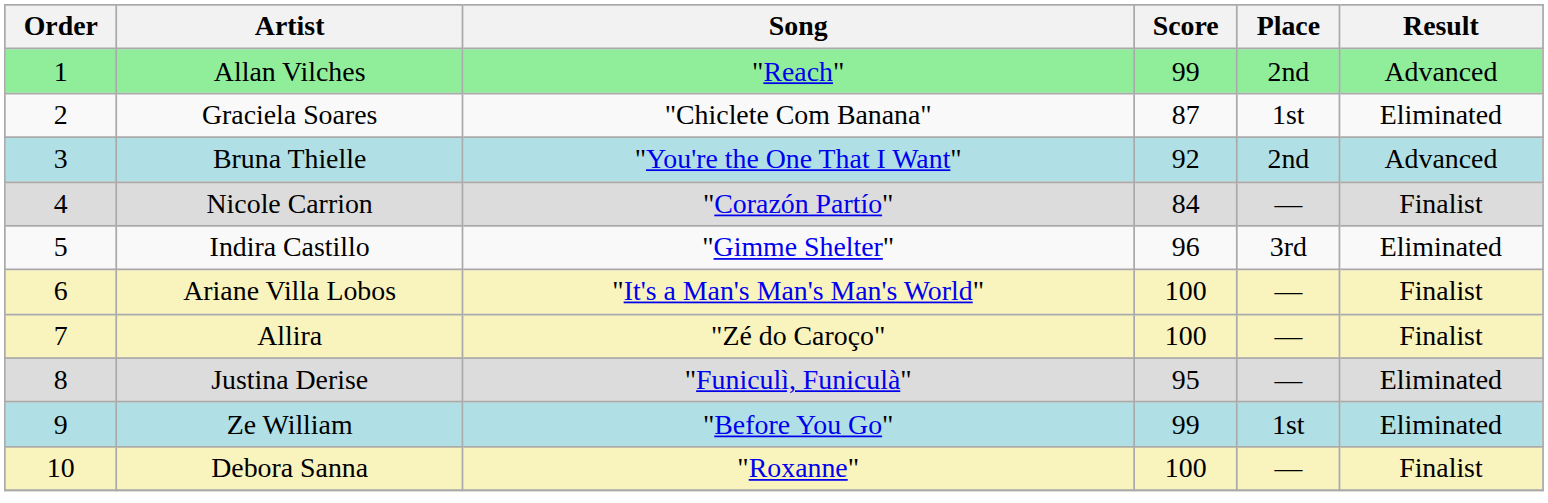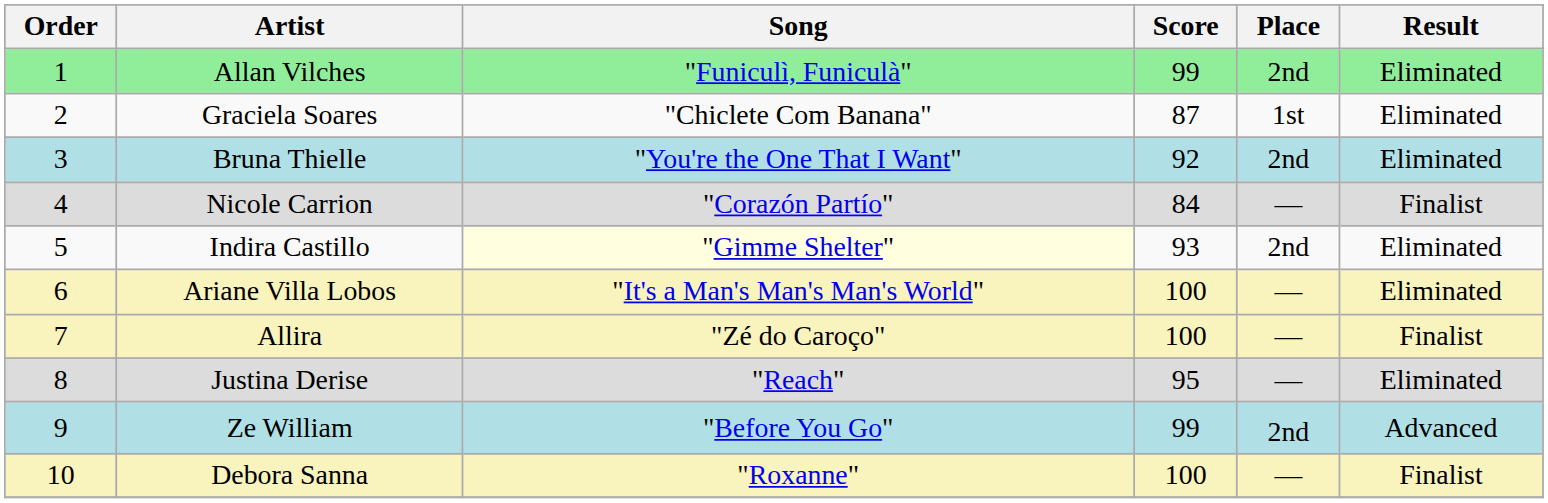(798, 70) "Reach" -> (798, 70) "Funiculì, Funiculà"
(1441, 70) Advanced -> (1441, 70) Eliminated
(1441, 159) Advanced -> (1441, 159) Eliminated
(798, 247) no background -> (798, 247) lightyellow background
(1186, 247) 96 -> (1186, 247) 93
(1288, 247) 3rd -> (1288, 247) 2nd
(1441, 291) Finalist -> (1441, 291) Eliminated
(798, 379) "Funiculì, Funiculà" -> (798, 379) "Reach"
(1288, 423) 1st -> (1288, 431) 2nd
(1441, 423) Eliminated -> (1441, 427) Advanced
